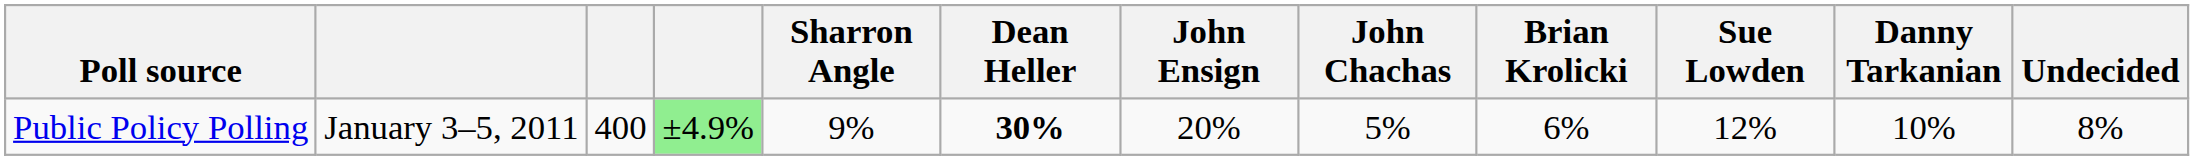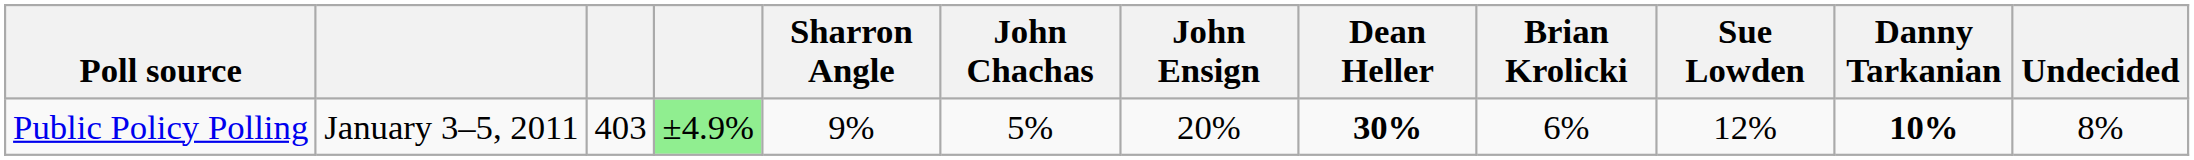columns swapped: (1388, 51) <-> (1030, 51)
(621, 126) 400 -> (621, 126) 403
(1924, 126) normal -> (1924, 126) bold
